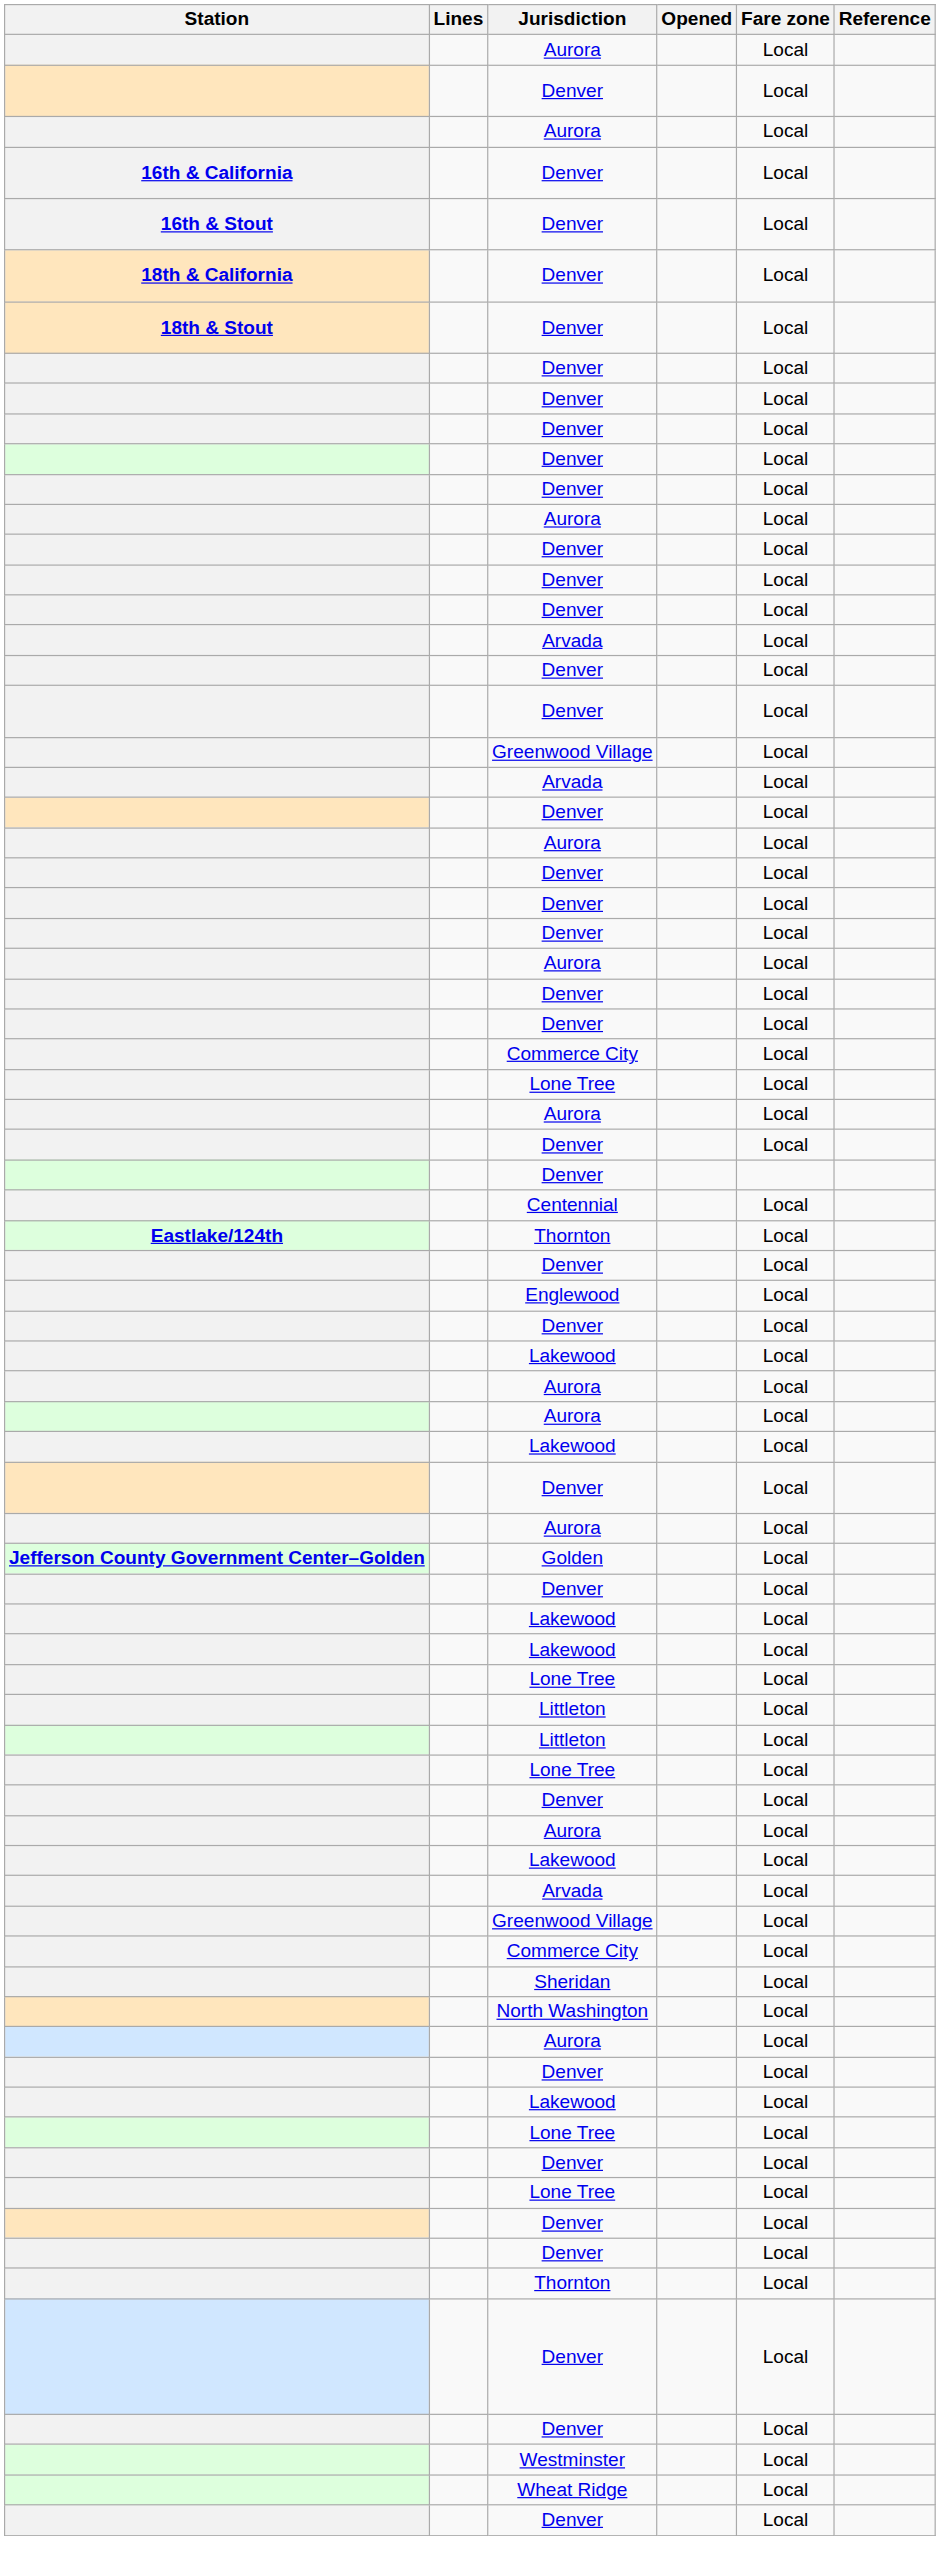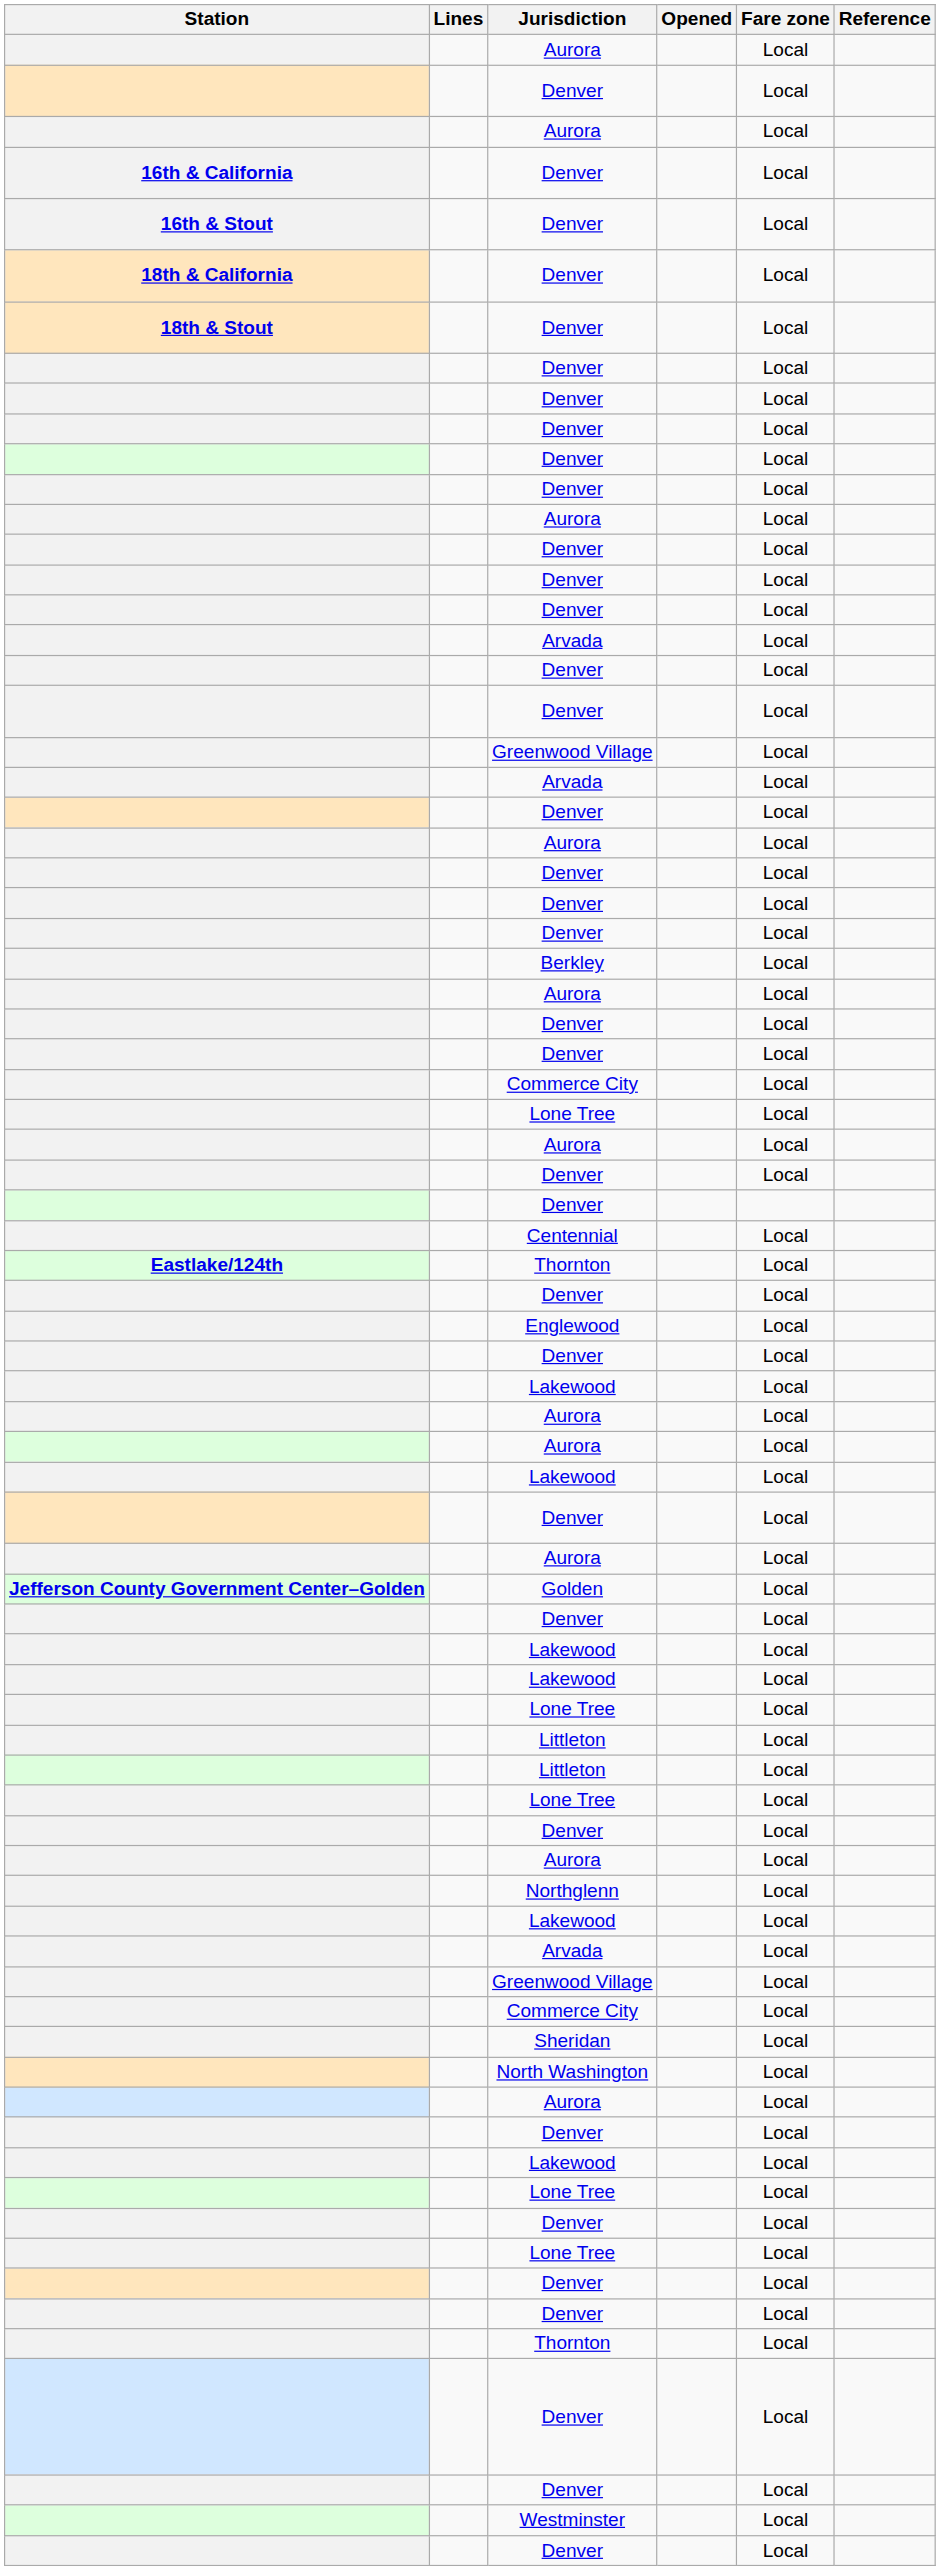+ row: (217, 964)
+ row: (217, 1891)
- row: (217, 2490)
